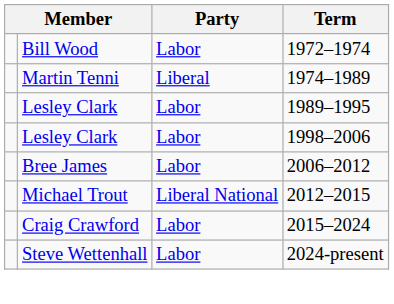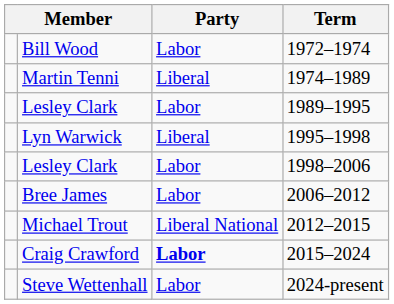+ row: (329, 136)
(178, 225) normal -> (181, 254) bold
